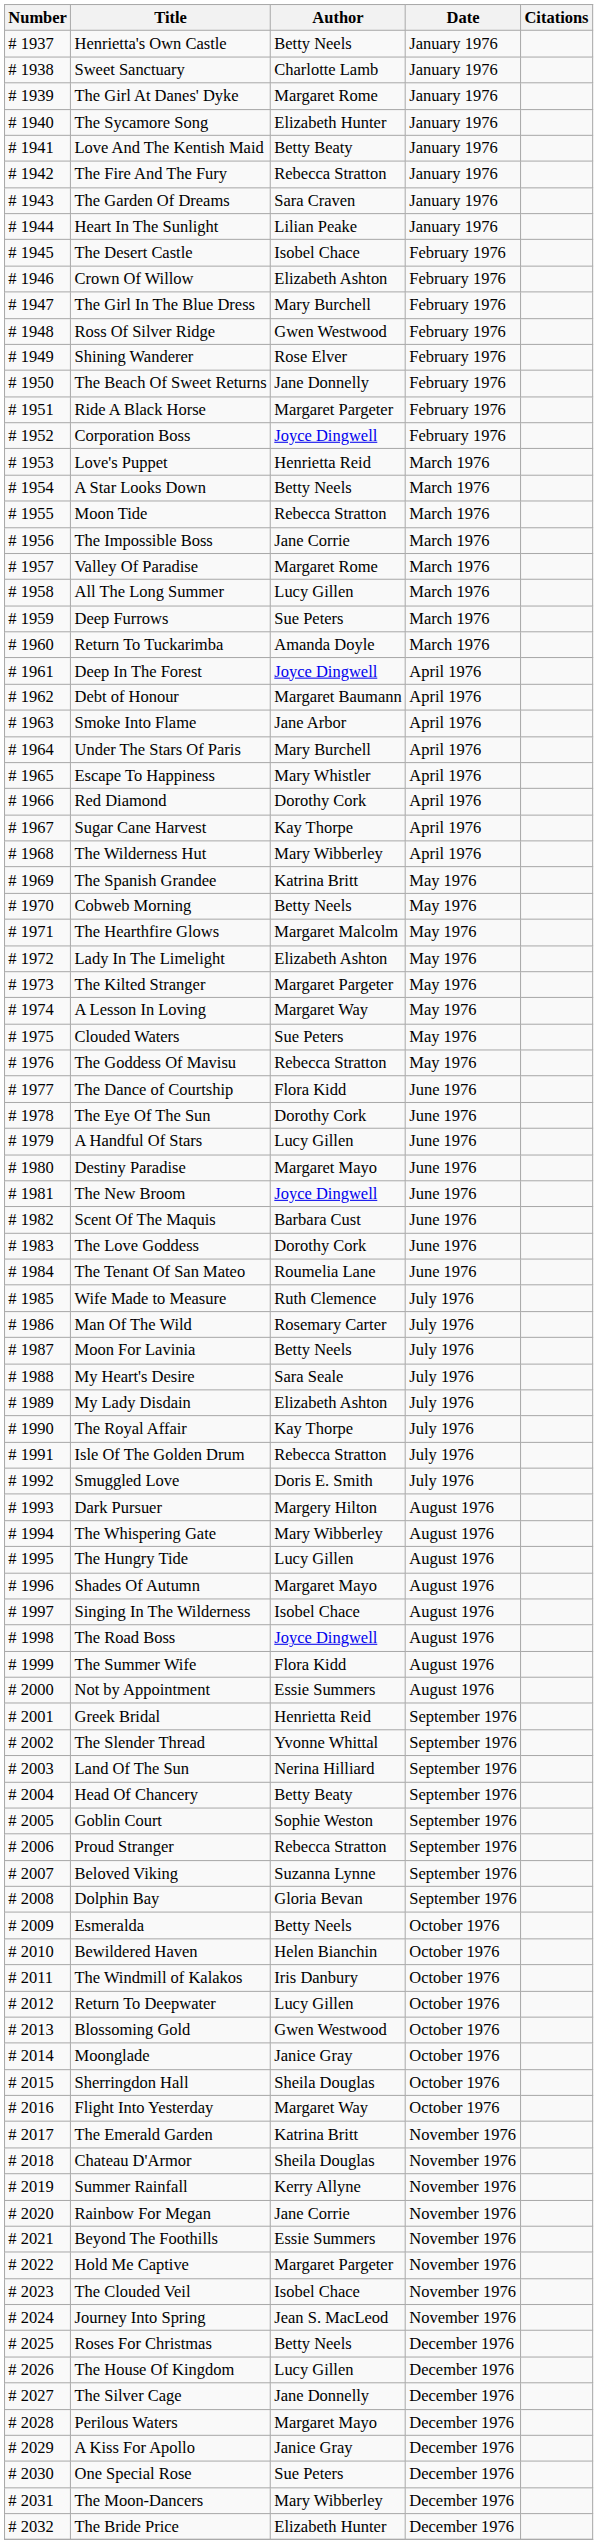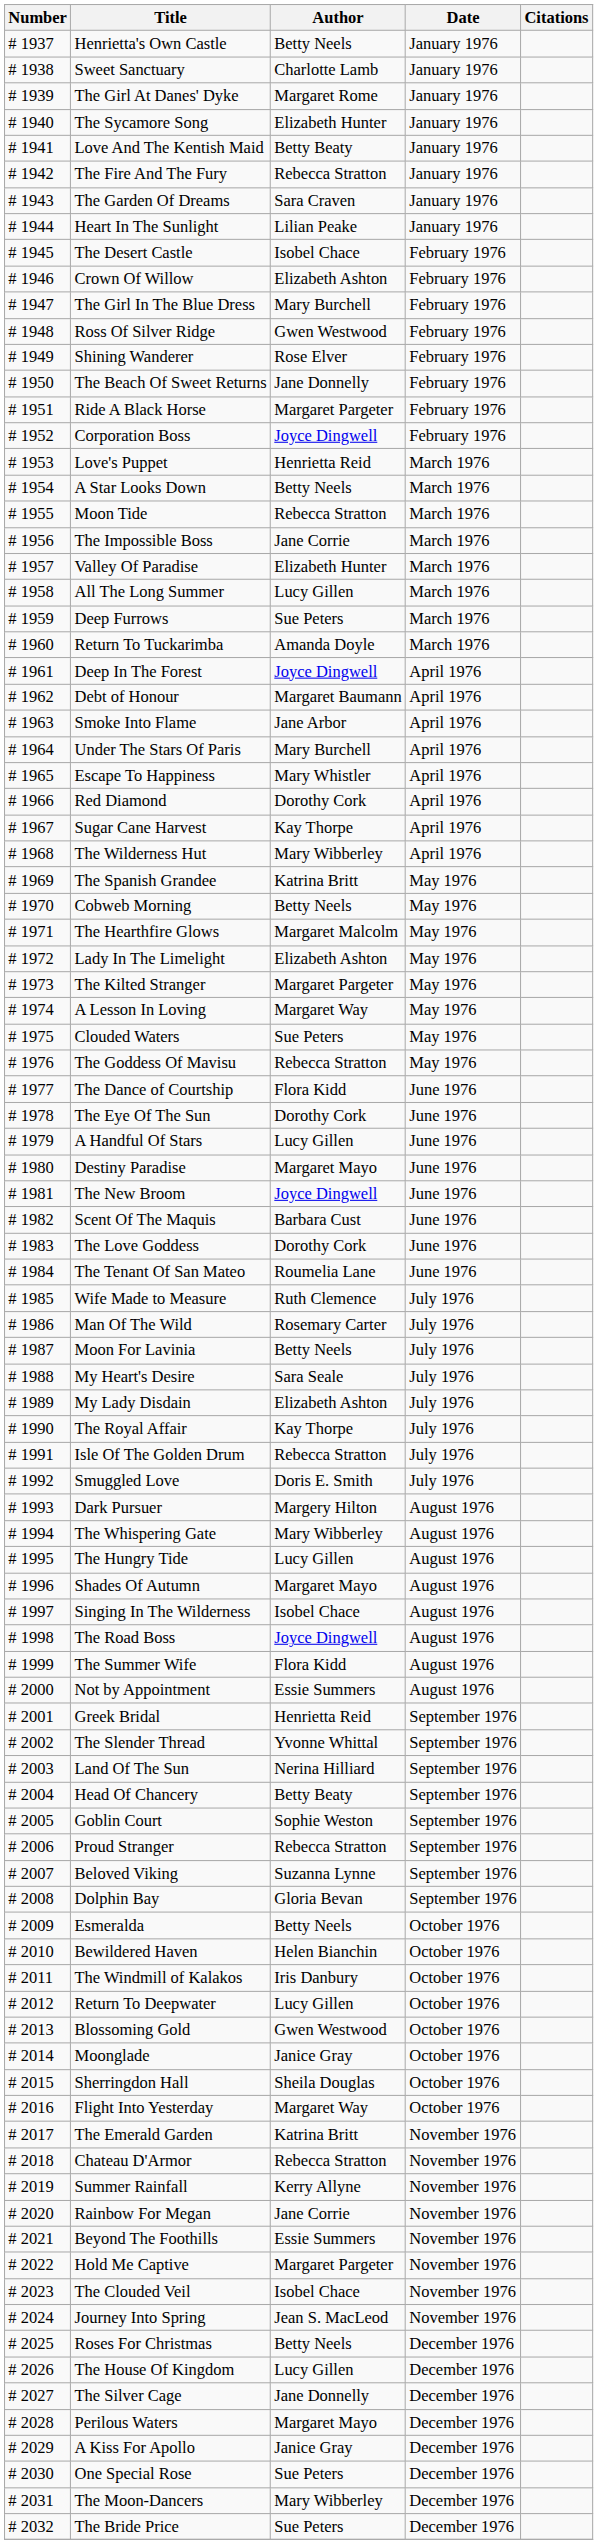(326, 566) Margaret Rome -> (330, 566) Elizabeth Hunter
(324, 2160) Sheila Douglas -> (330, 2160) Rebecca Stratton
(330, 2526) Elizabeth Hunter -> (309, 2526) Sue Peters
